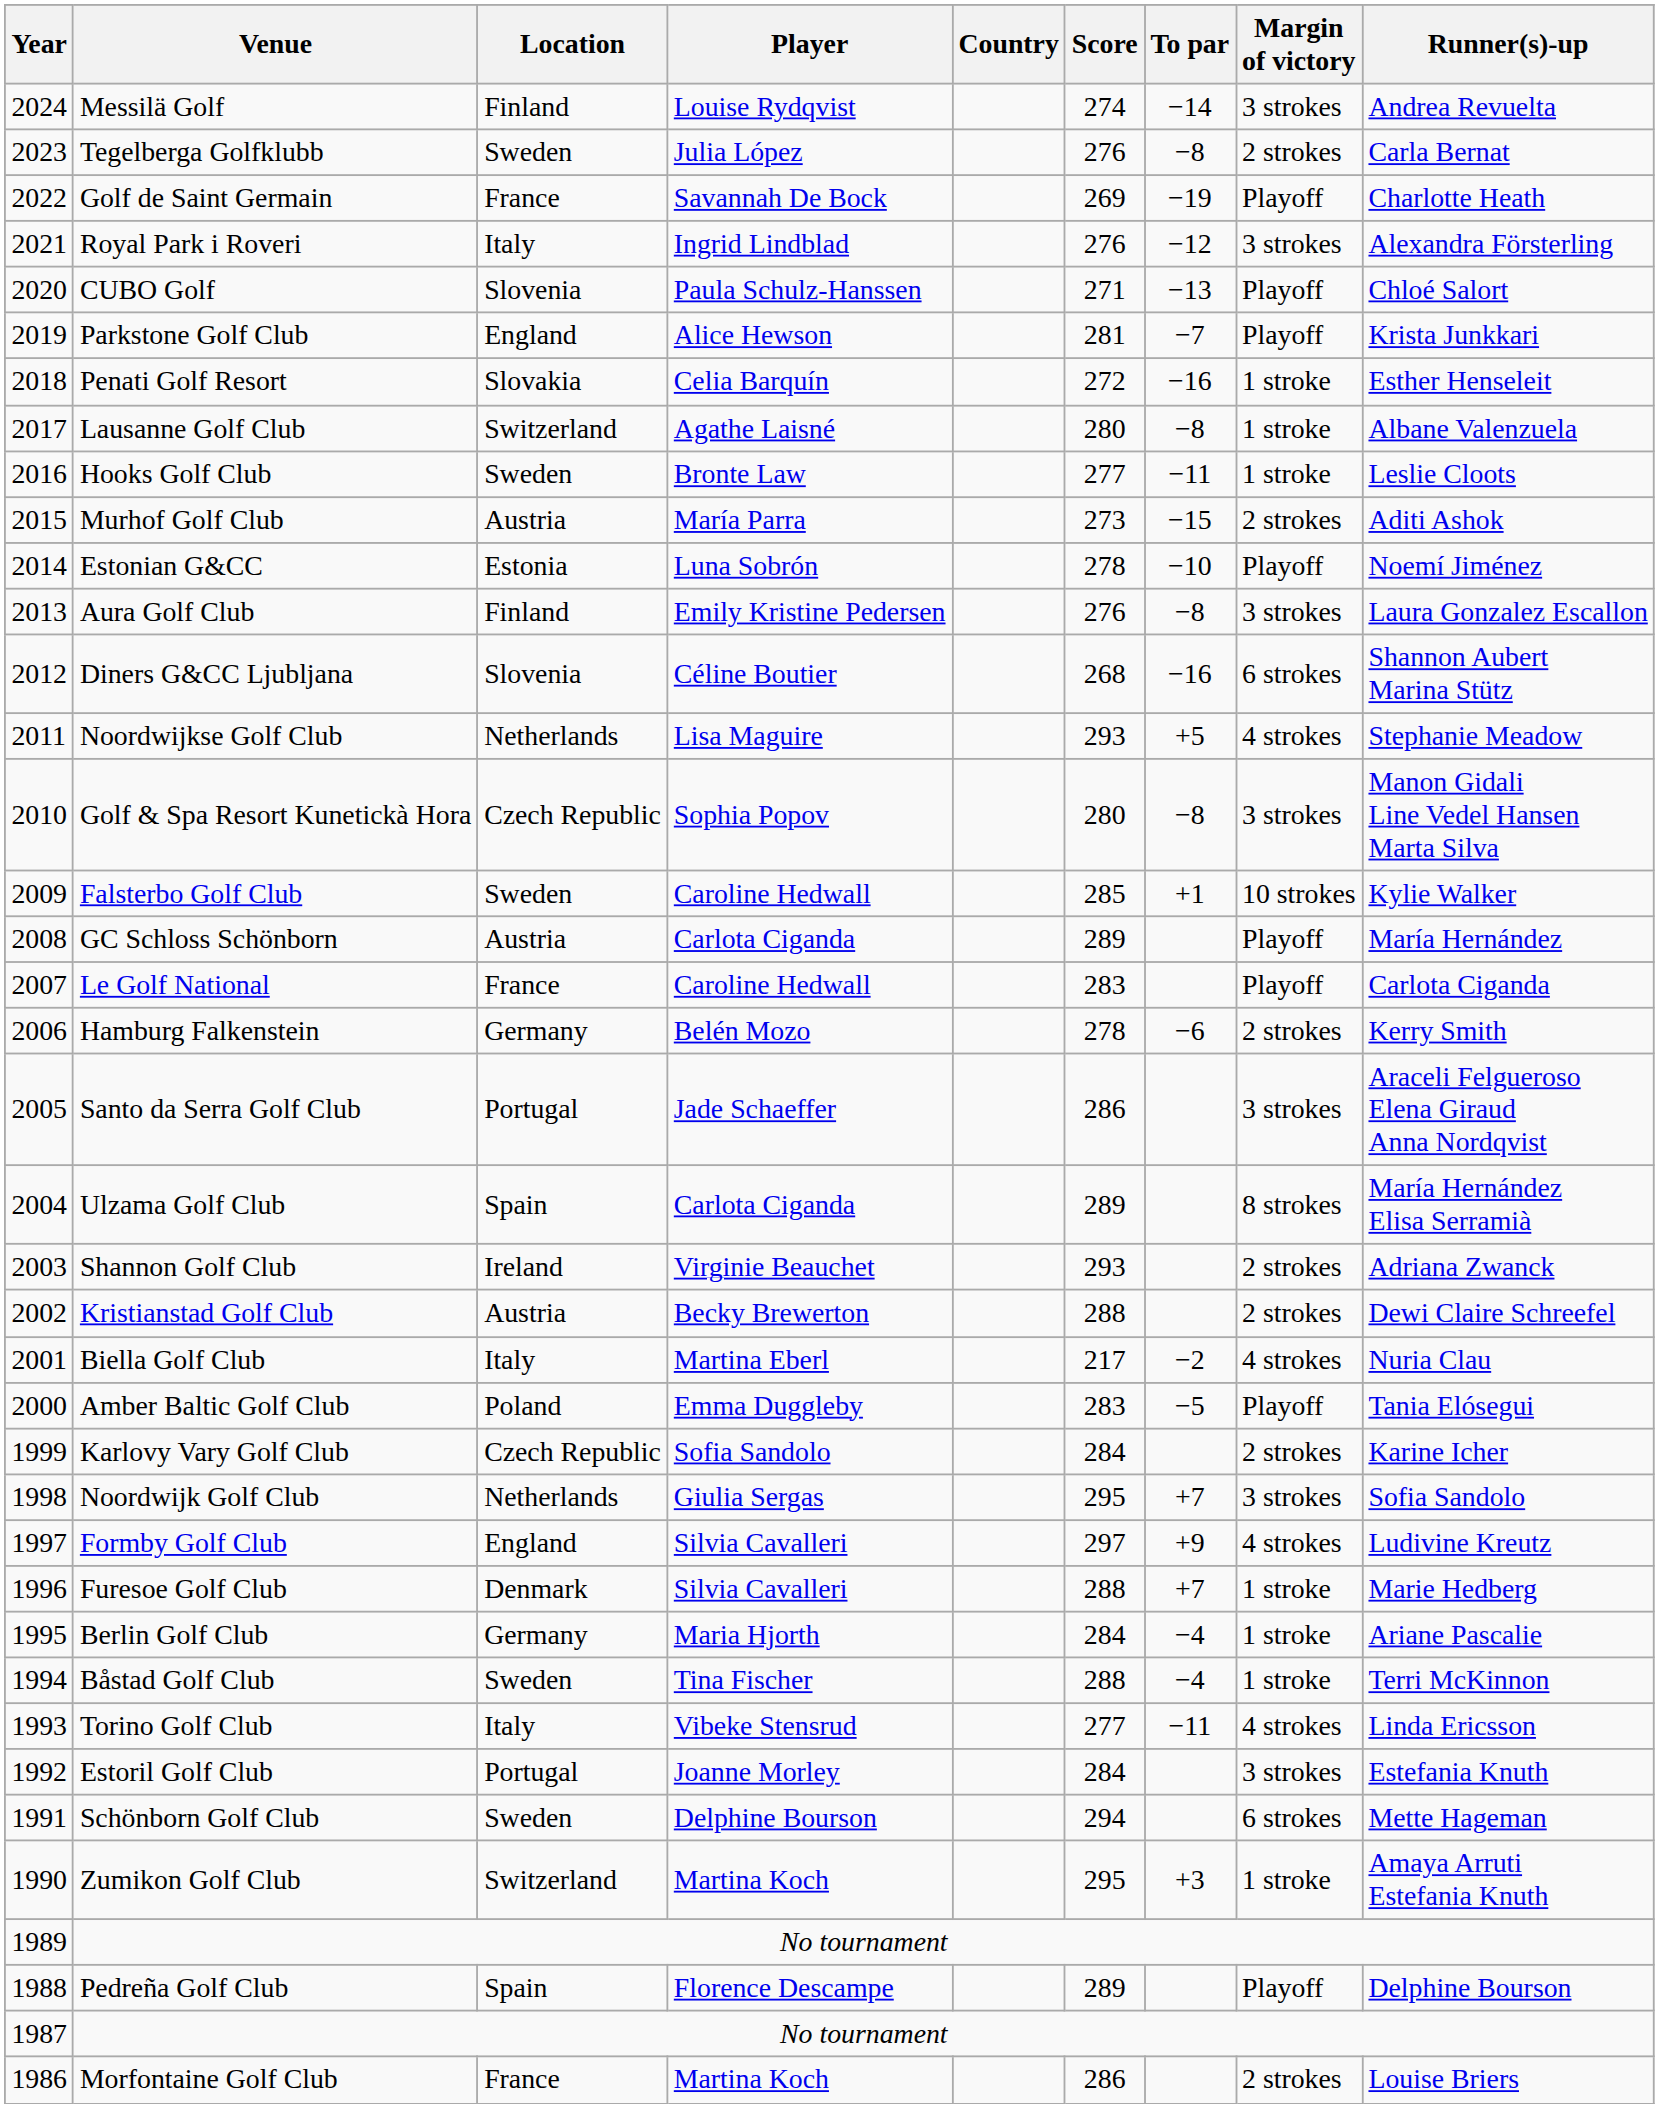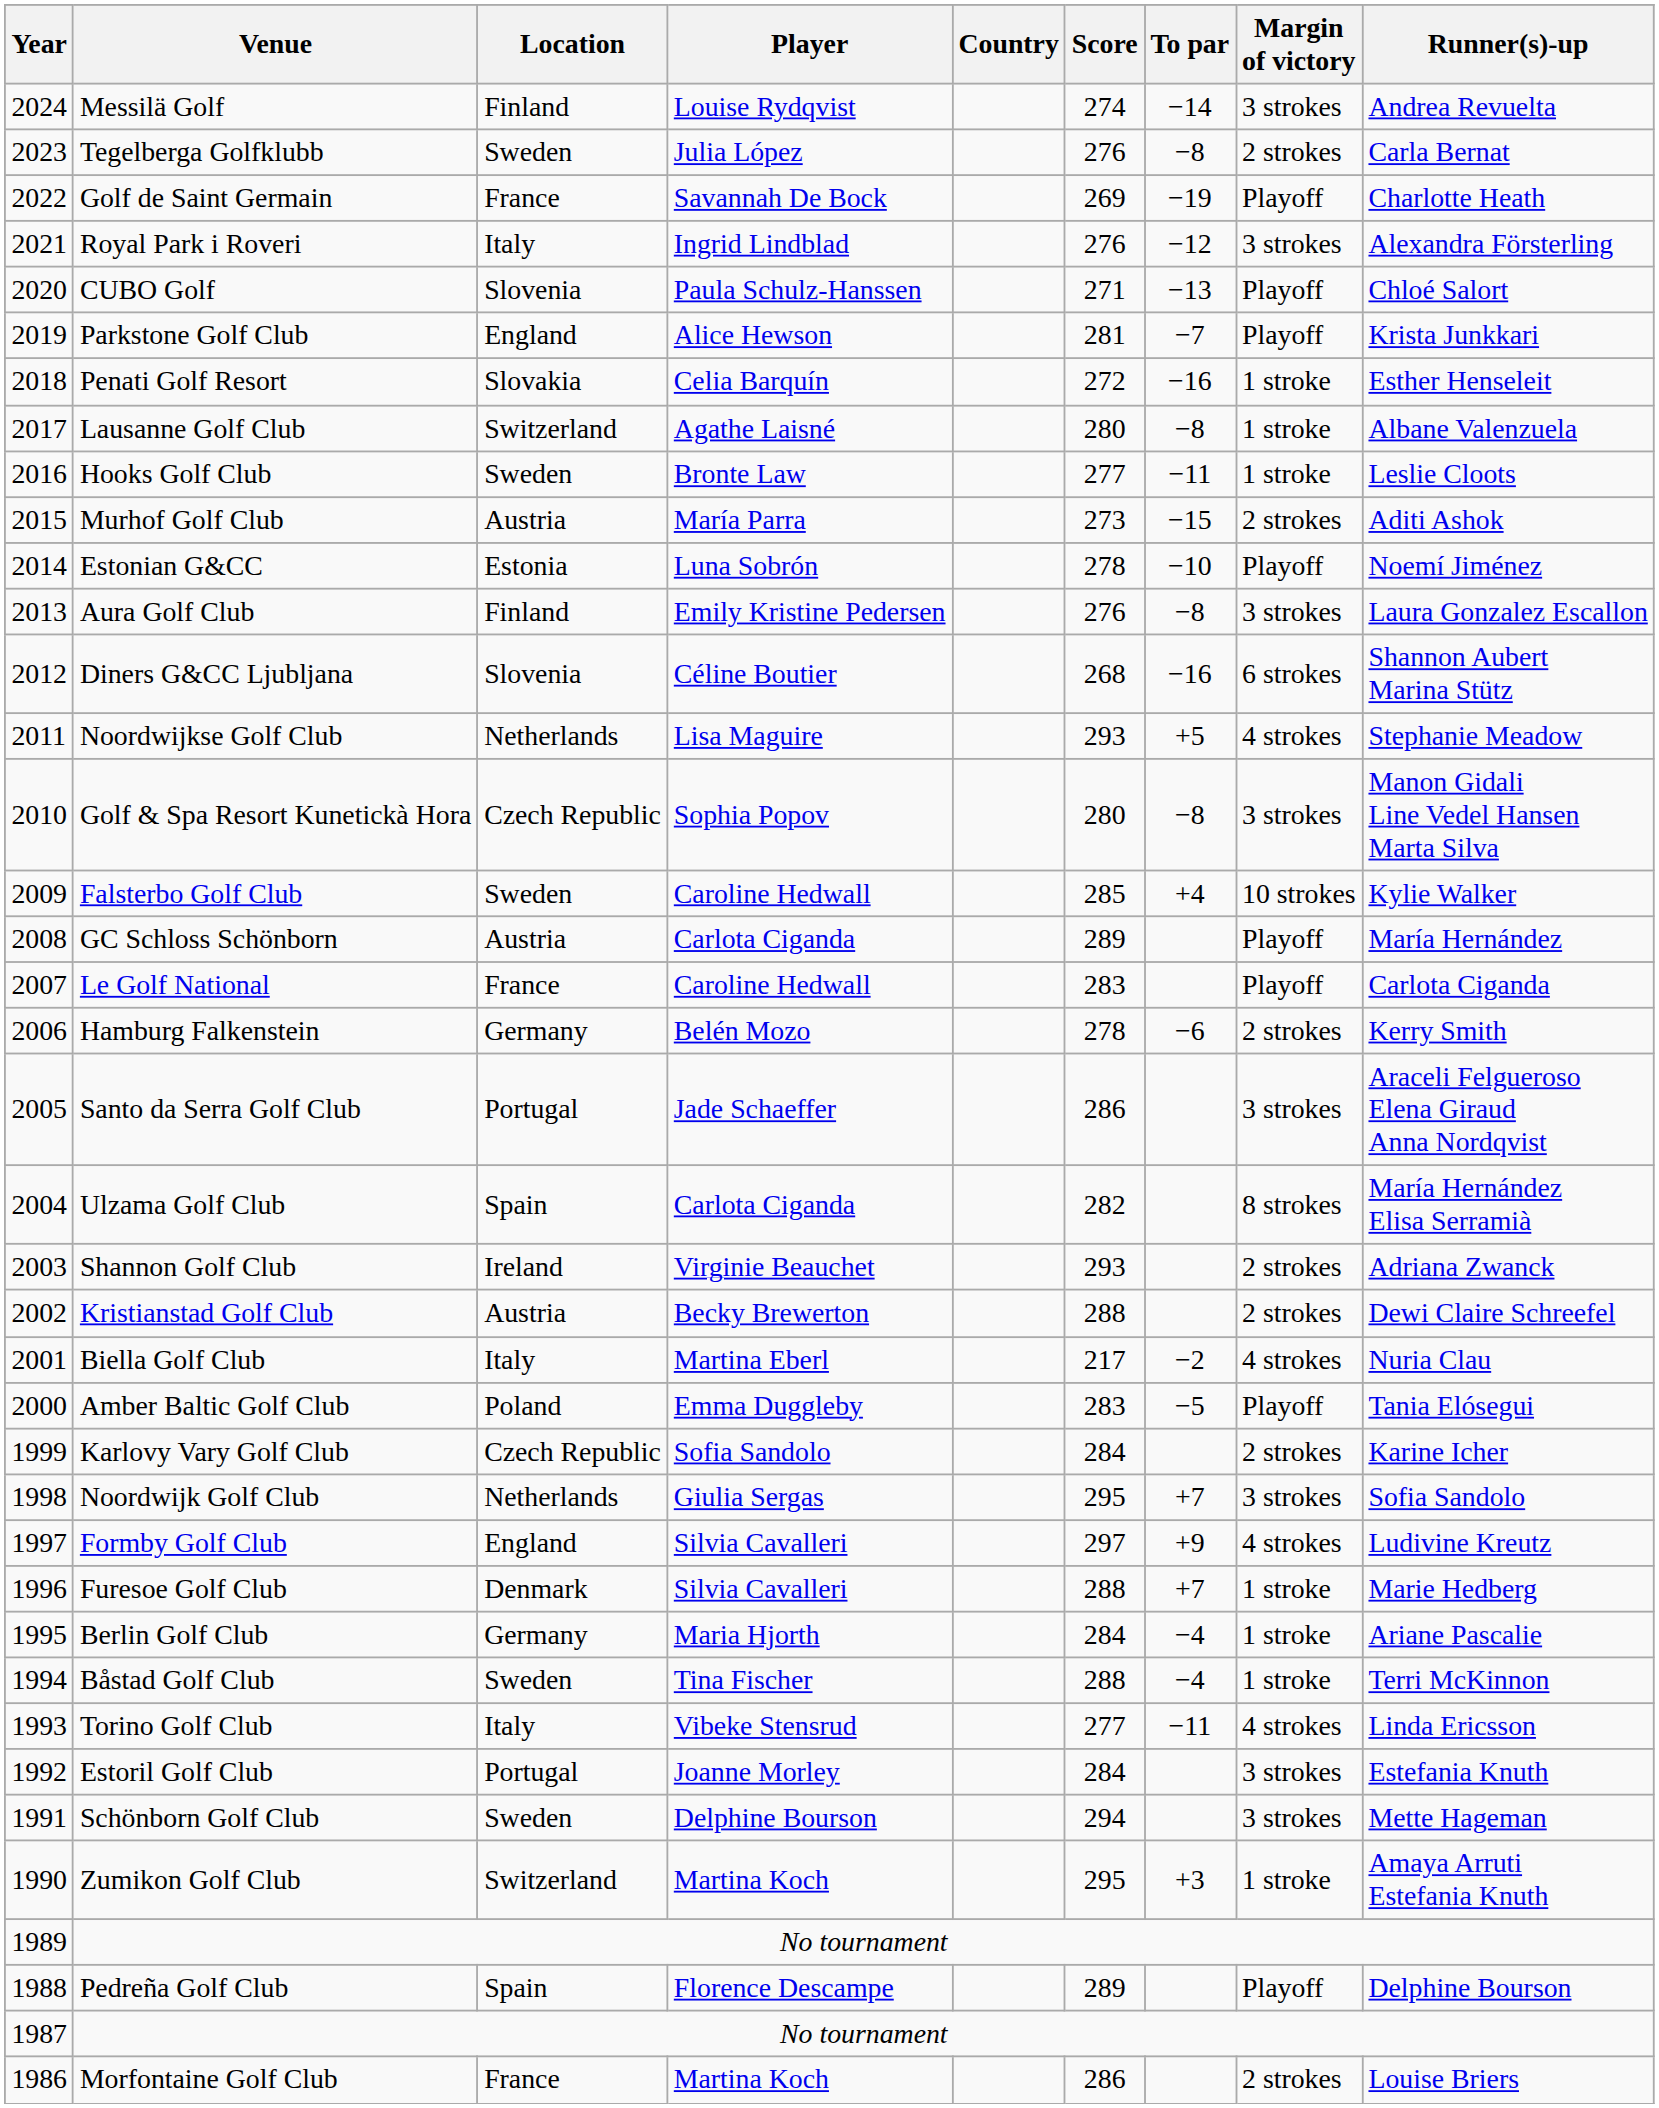(1190, 893) +1 -> (1190, 893) +4
(1105, 1204) 289 -> (1105, 1204) 282
(1292, 1817) 6 strokes -> (1292, 1817) 3 strokes
